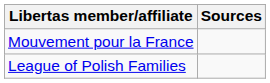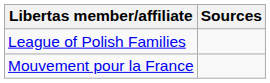rows swapped: (97, 66) <-> (101, 41)
